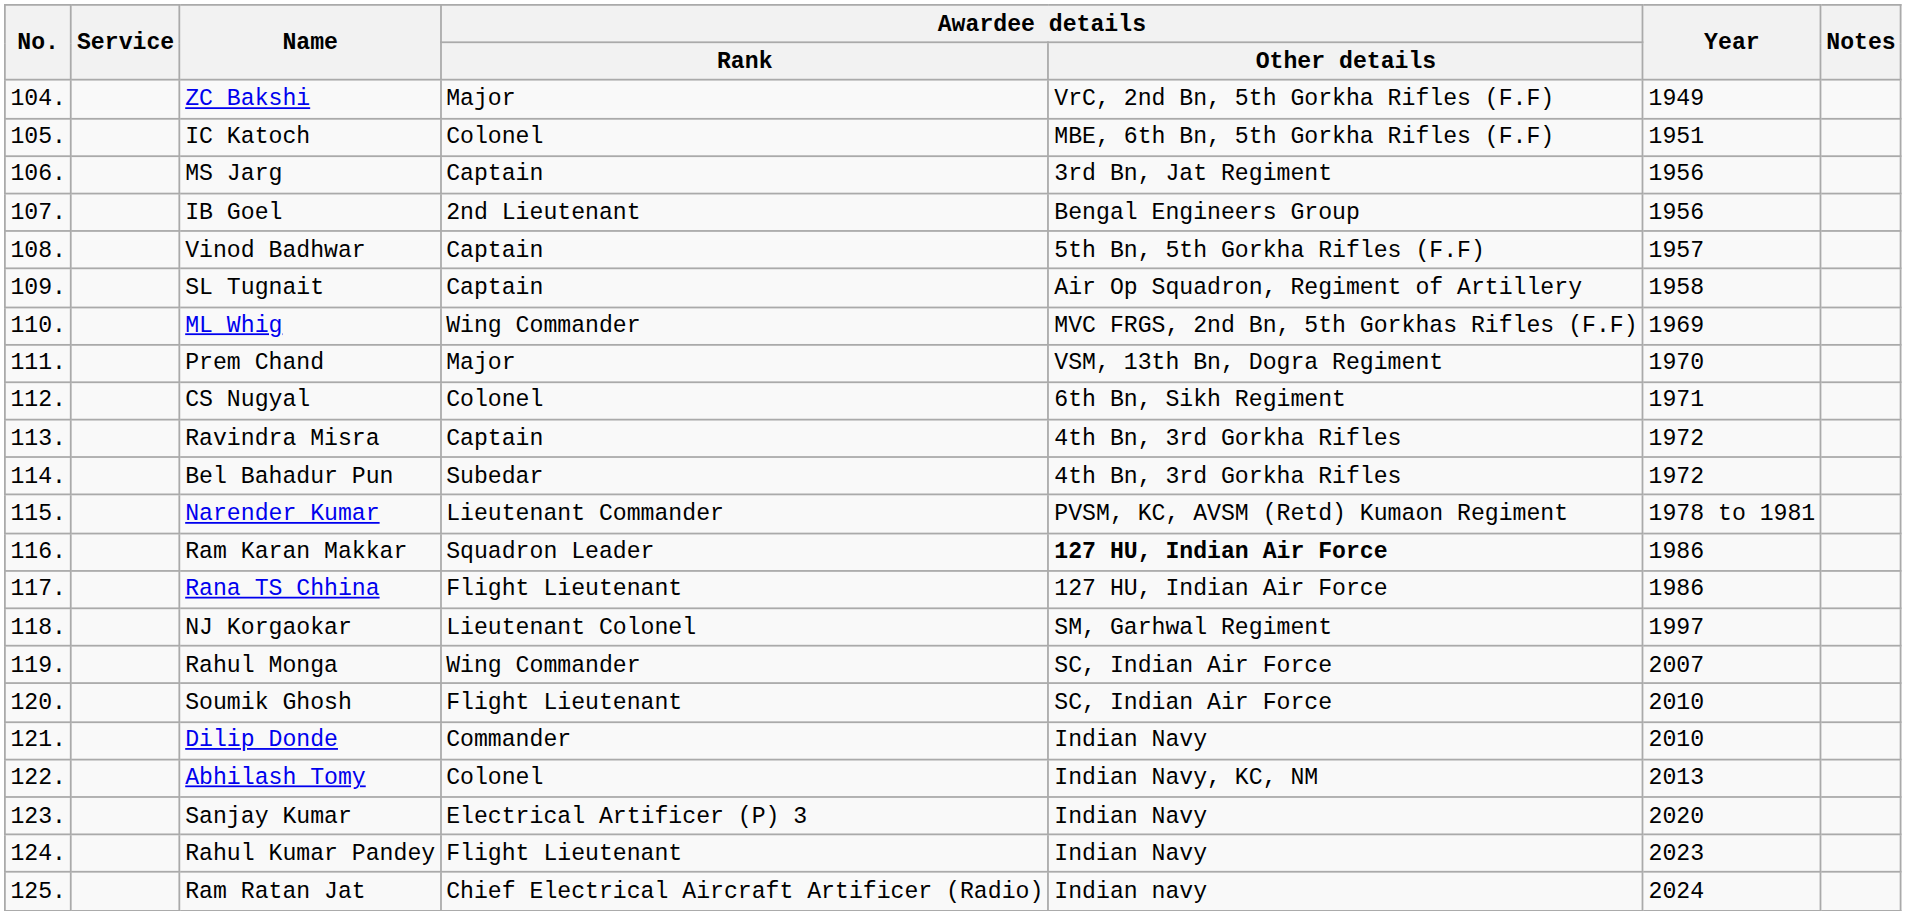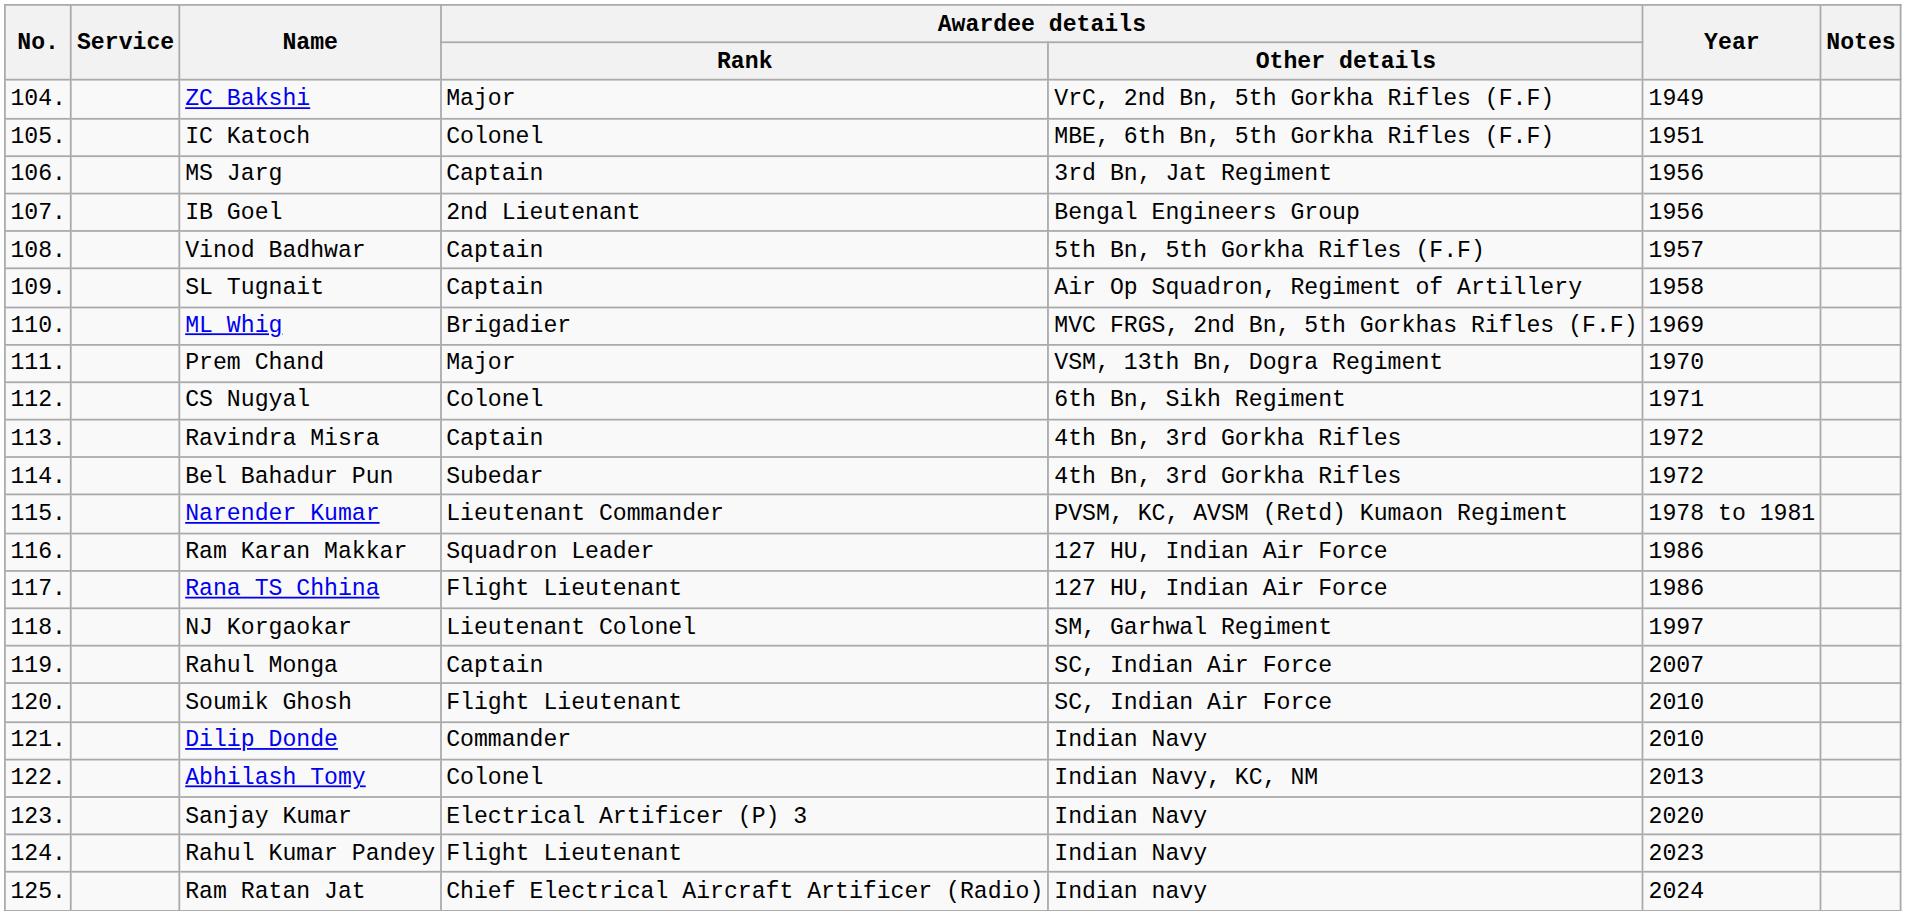(543, 325) Wing Commander -> (509, 325) Brigadier
(1221, 552) bold -> (1221, 552) normal
(543, 665) Wing Commander -> (495, 665) Captain
